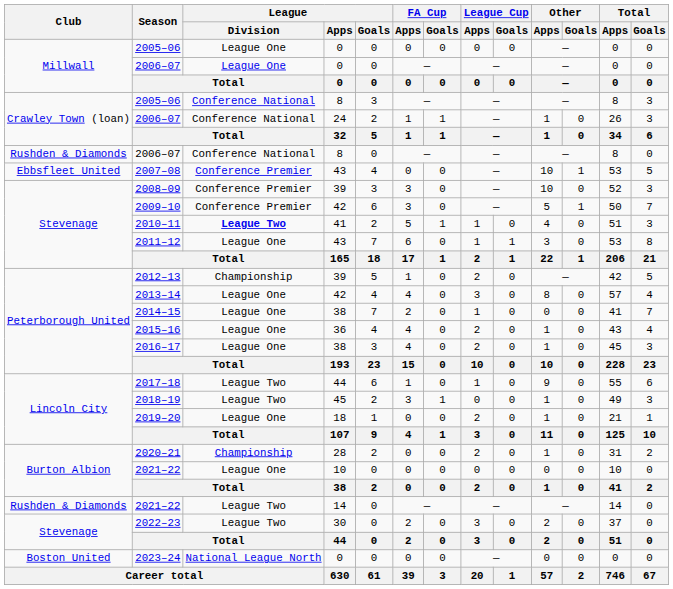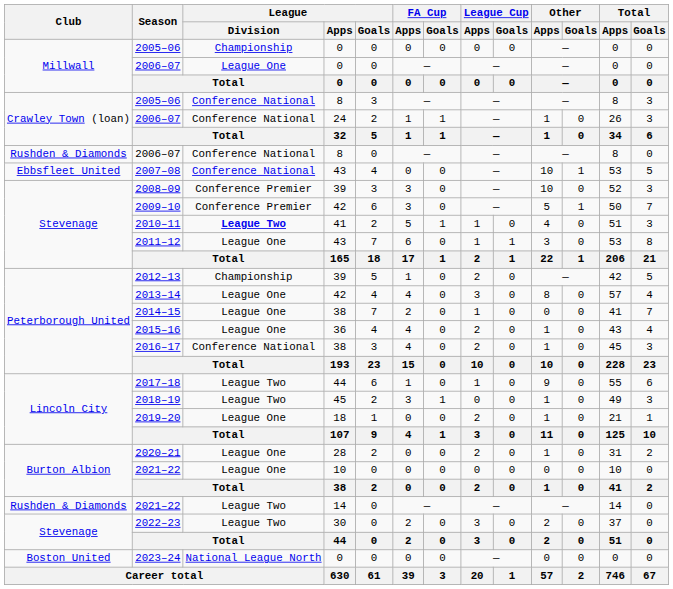(254, 48) League One -> (254, 48) Championship
(254, 171) Conference Premier -> (254, 171) Conference National
(254, 347) League One -> (254, 347) Conference National
(254, 453) Championship -> (254, 453) League One
